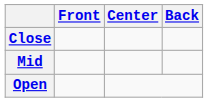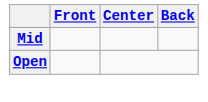- row: (30, 39)
